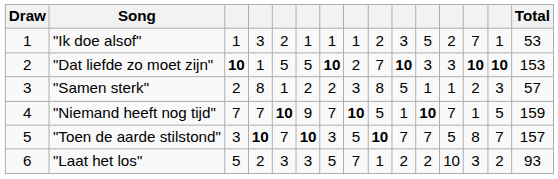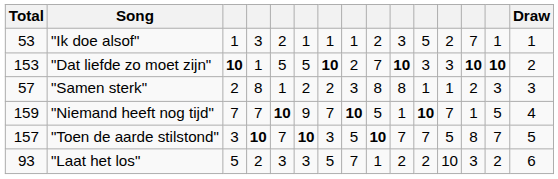columns swapped: (27, 16) <-> (532, 16)
(404, 88) 5 -> (402, 88) 8
